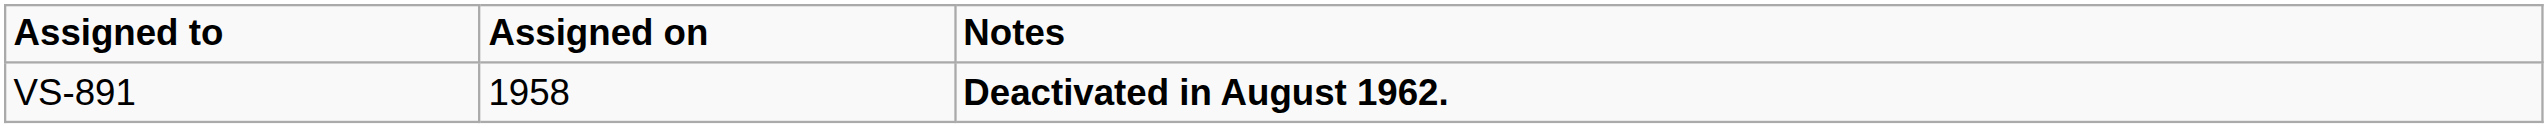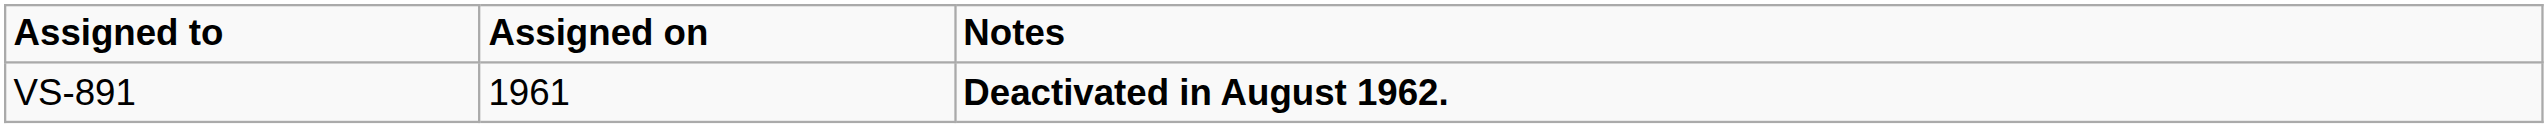(529, 91) 1958 -> (529, 91) 1961
